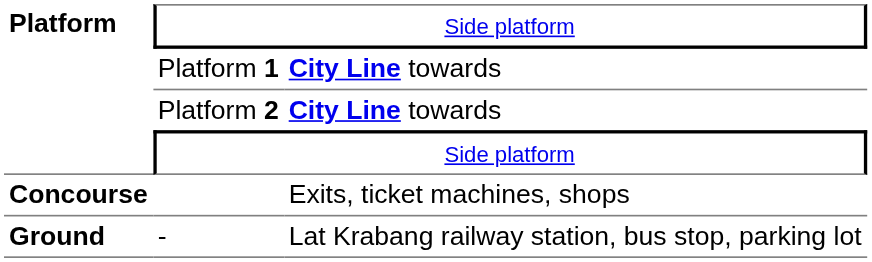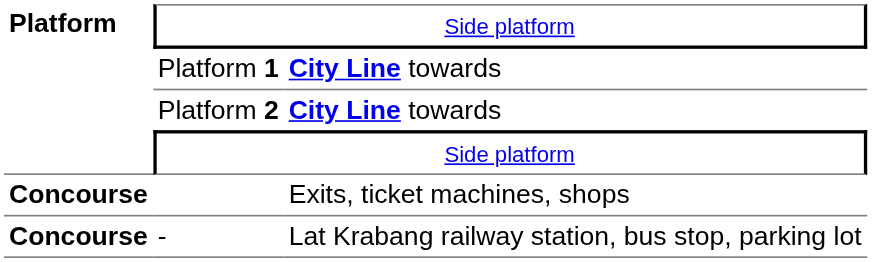(57, 236) Ground -> (78, 236) Concourse
